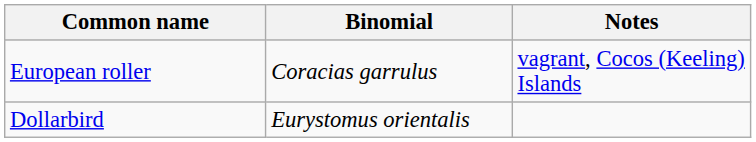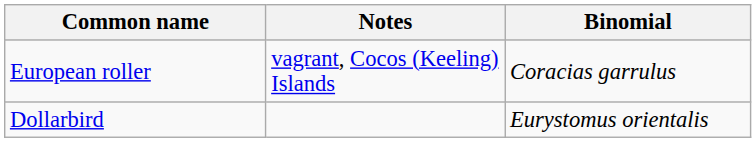columns swapped: (389, 22) <-> (632, 22)
